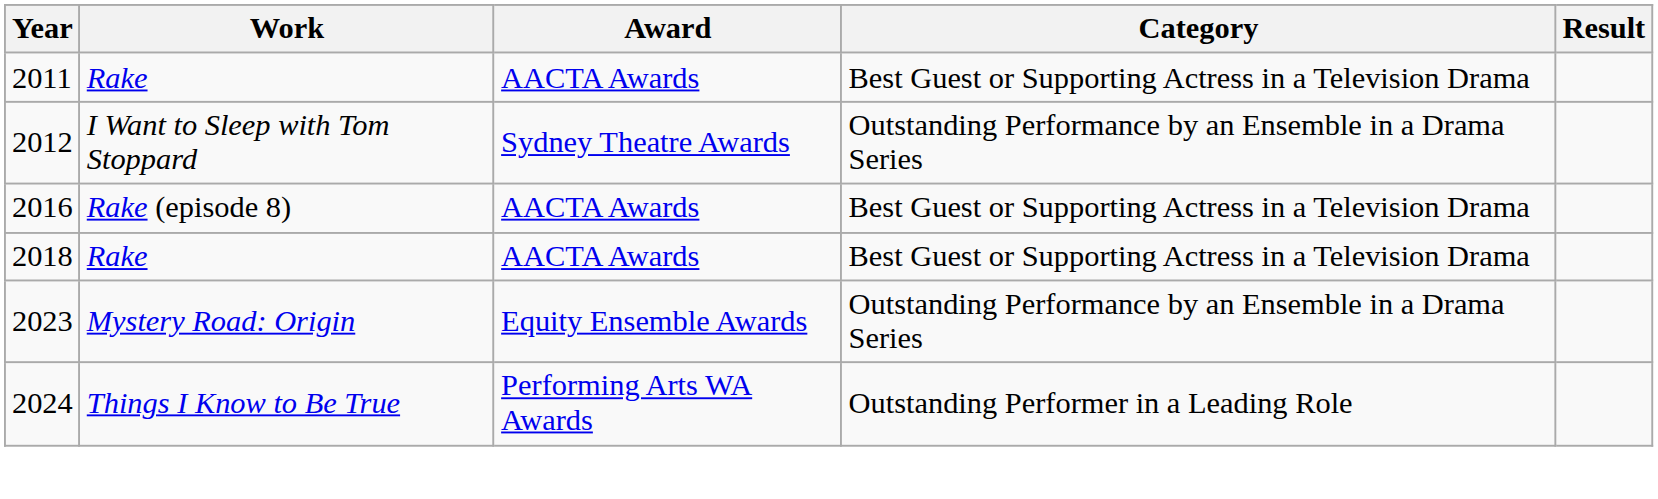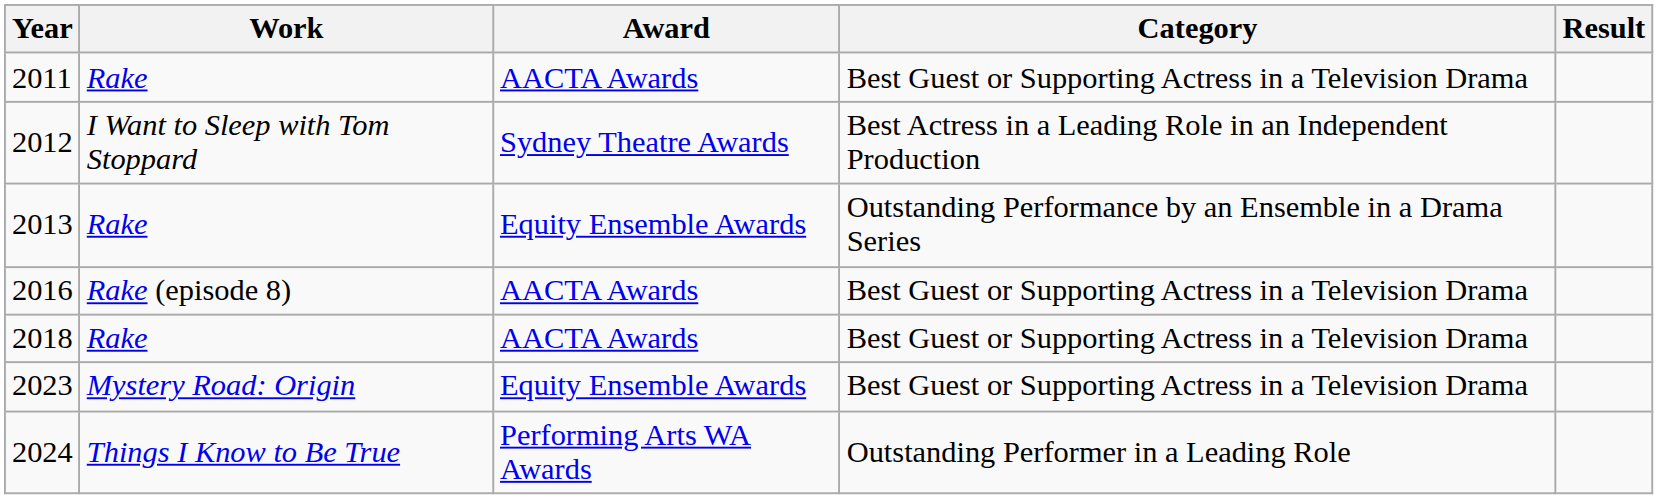(1177, 142) Outstanding Performance by an Ensemble in a Drama Series -> (1147, 142) Best Actress in a Leading Role in an Independent Production
+ row: (42, 224)
(1177, 320) Outstanding Performance by an Ensemble in a Drama Series -> (1187, 386) Best Guest or Supporting Actress in a Television Drama
